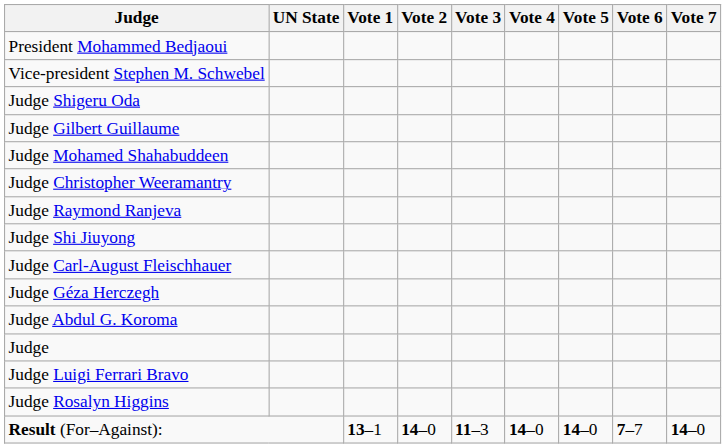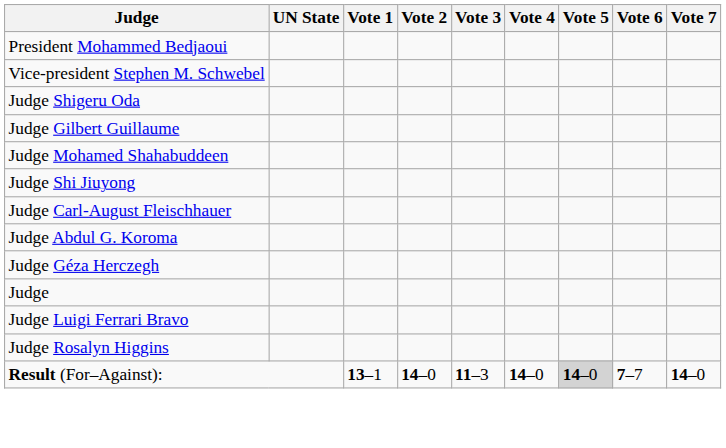- row: (120, 182)
- row: (95, 210)
rows swapped: (93, 319) <-> (84, 292)
(580, 429) no background -> (580, 374) lightgrey background
